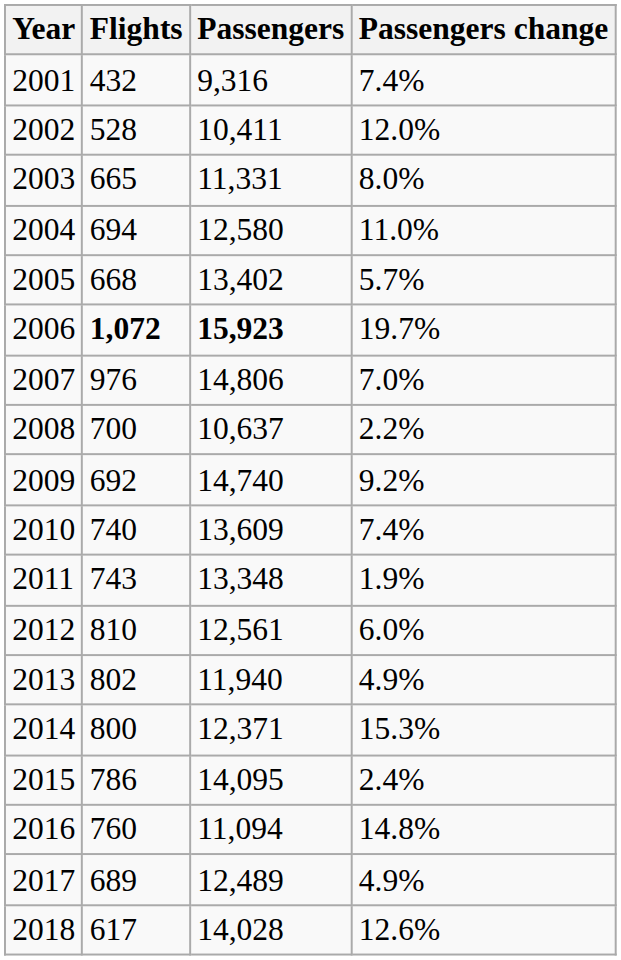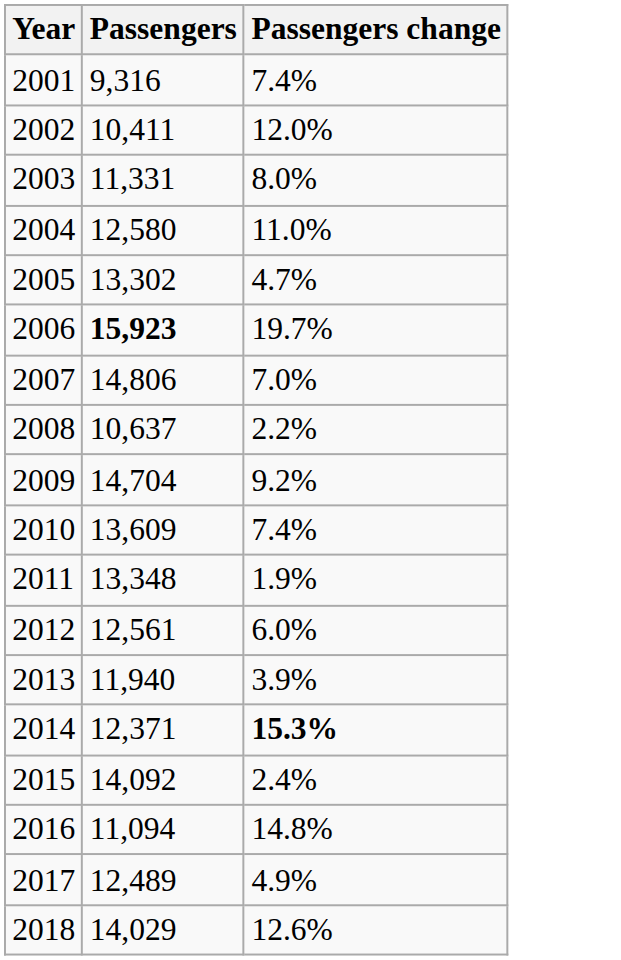- column: (136, 29)
(241, 279) 13,402 -> (133, 279) 13,302
(392, 279) 5.7% -> (284, 279) 4.7%
(241, 479) 14,740 -> (133, 479) 14,704
(392, 679) 4.9% -> (284, 679) 3.9%
(399, 729) normal -> (295, 729) bold
(241, 779) 14,095 -> (133, 779) 14,092
(241, 929) 14,028 -> (133, 929) 14,029
